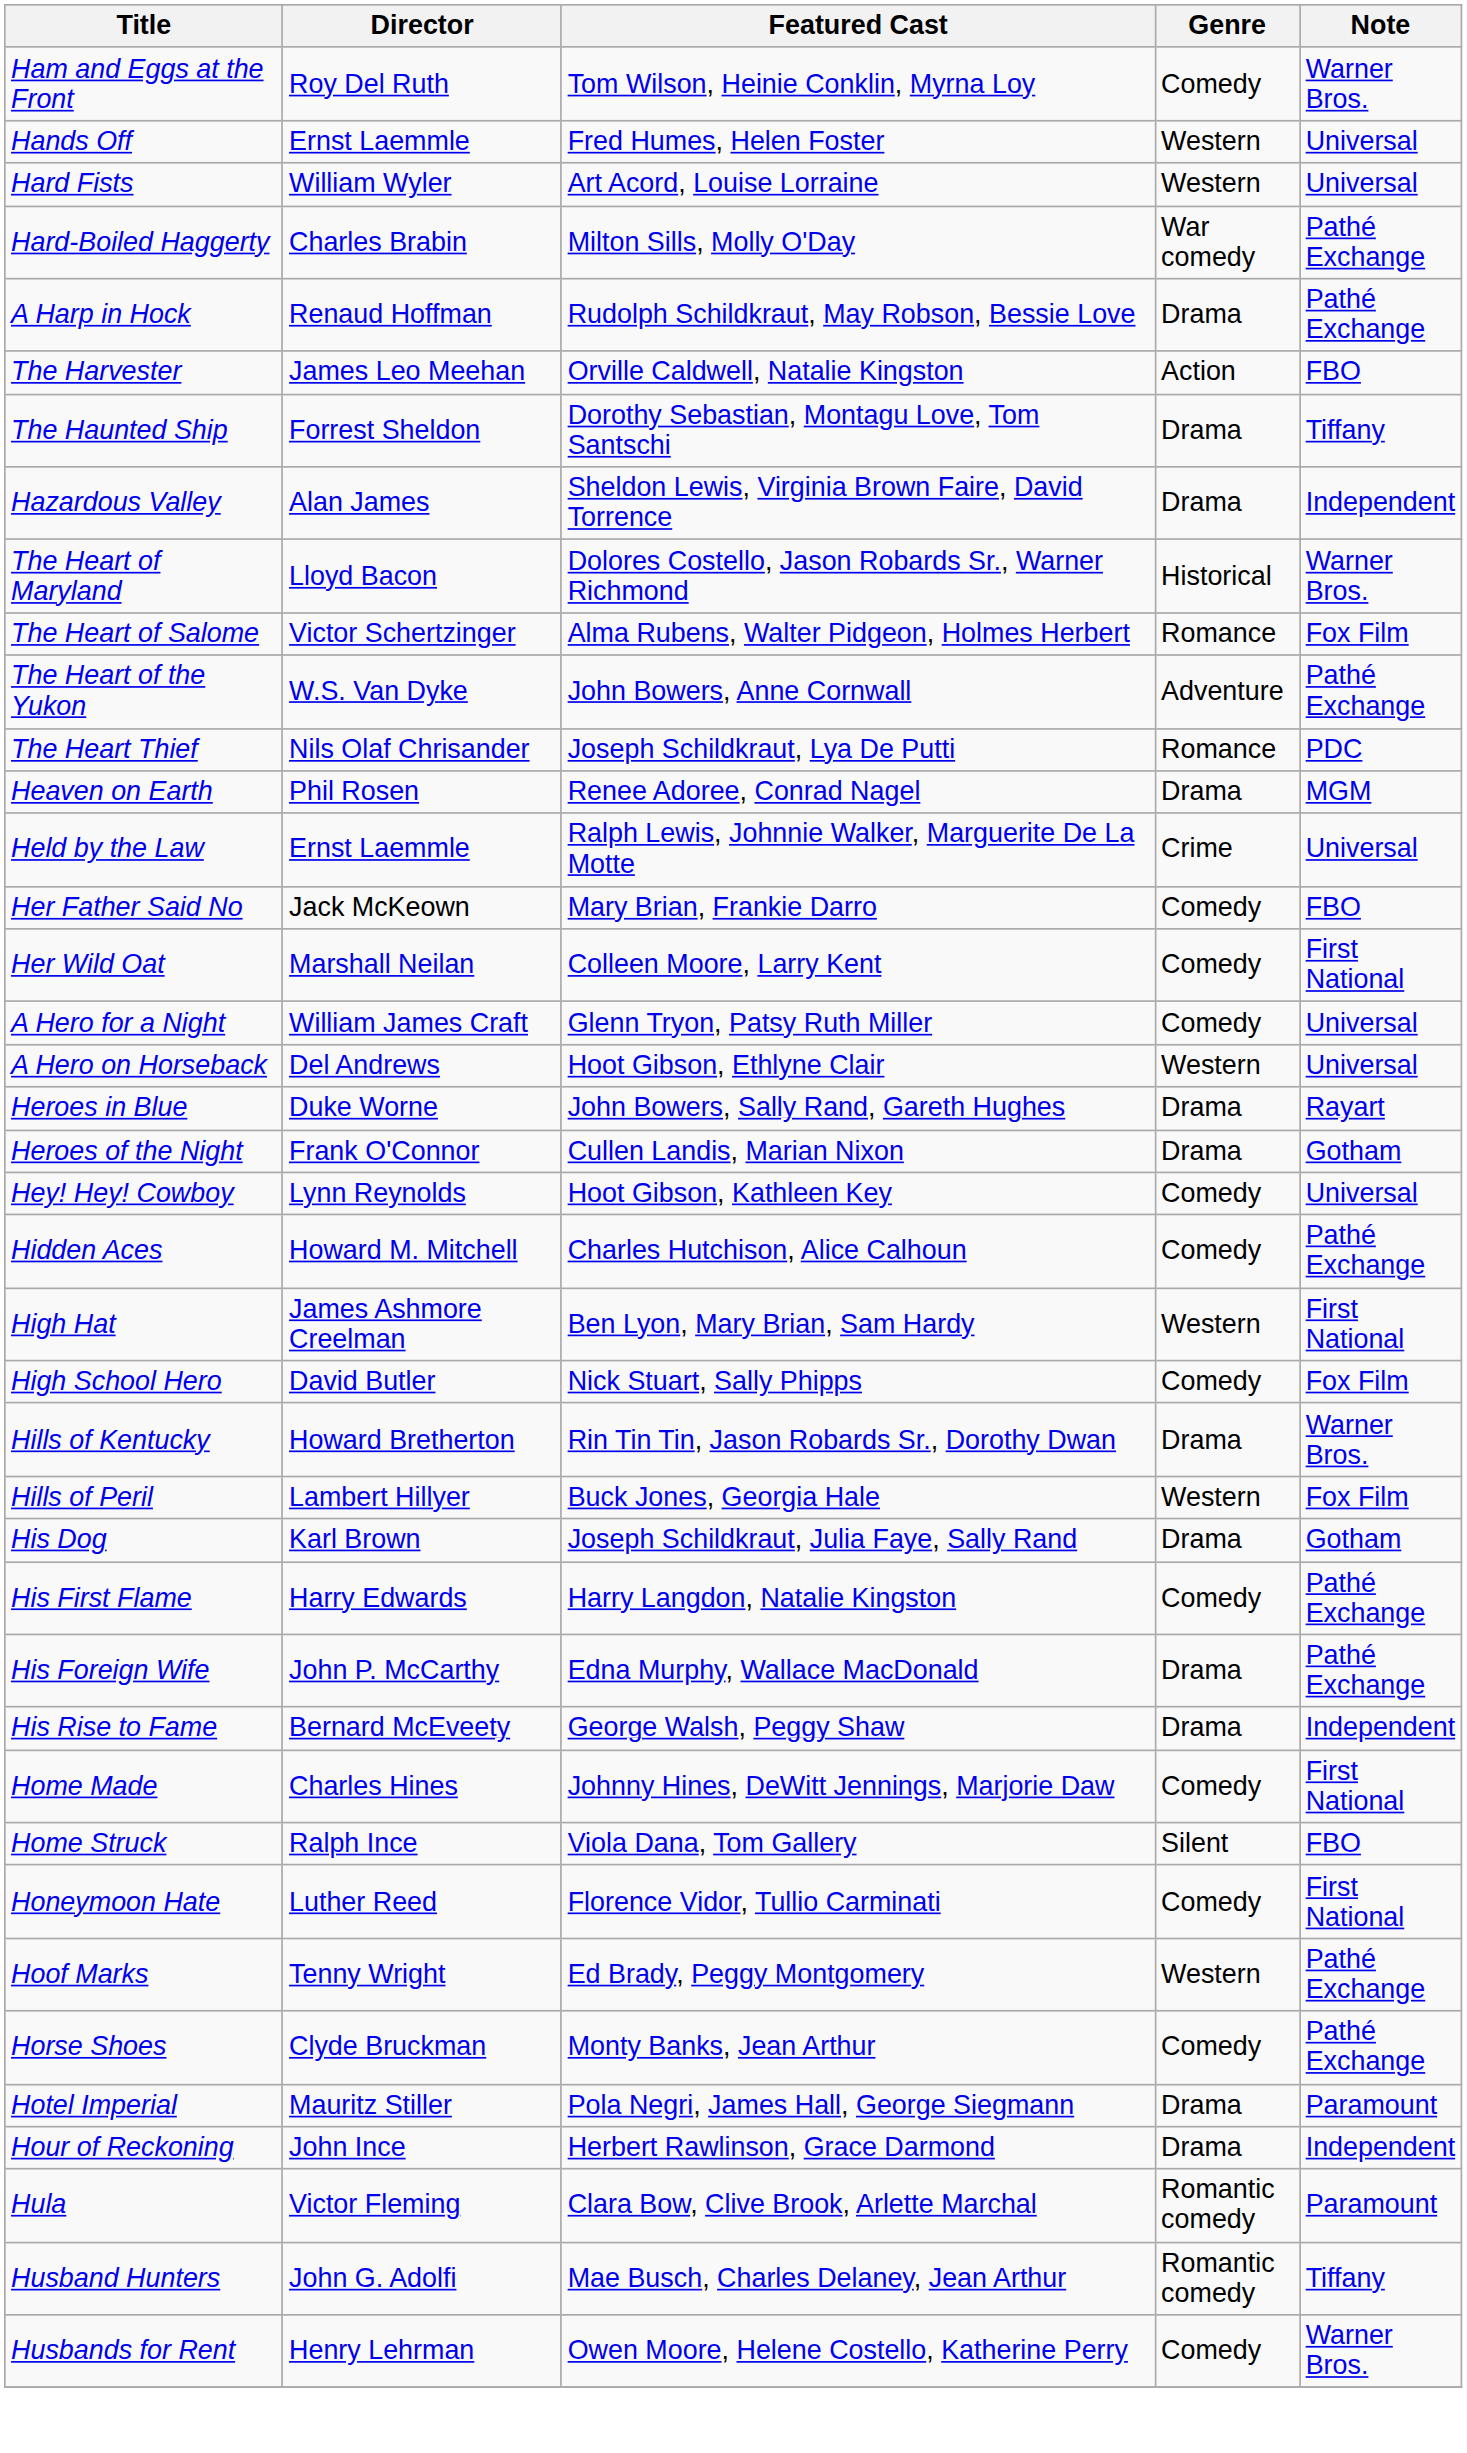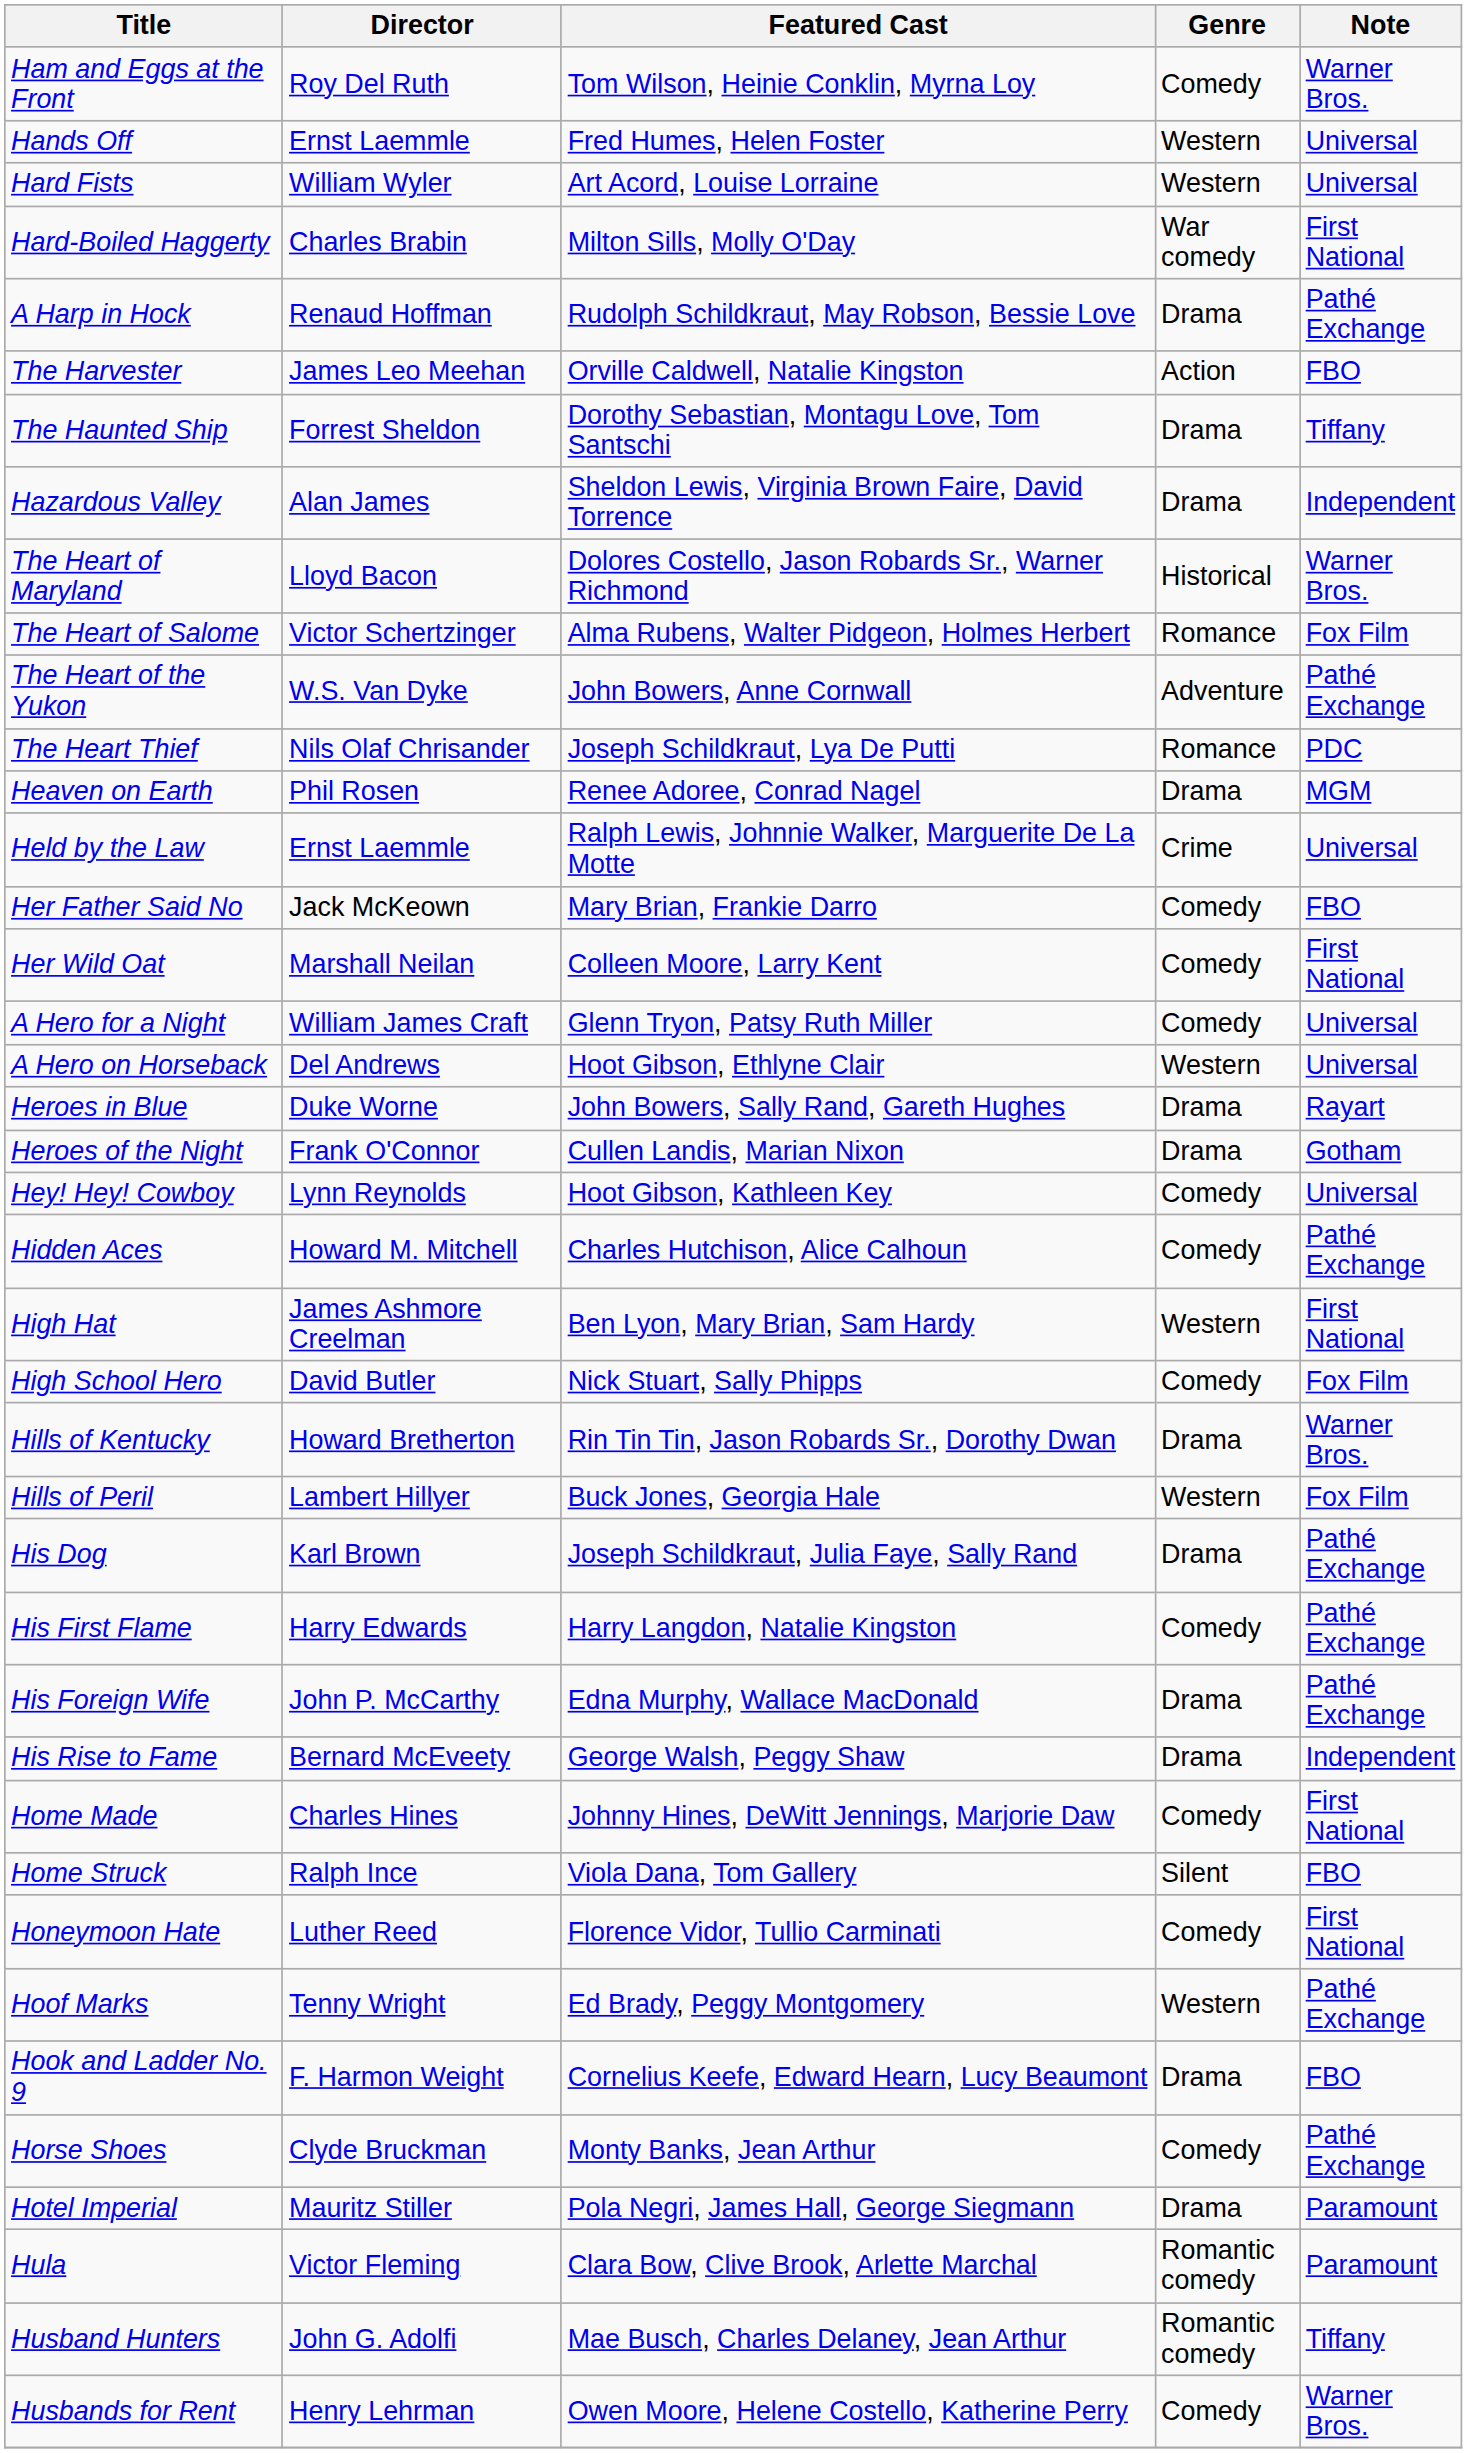(1365, 241) Pathé Exchange -> (1355, 241) First National
(1353, 1539) Gotham -> (1365, 1554) Pathé Exchange
+ row: (139, 2077)
- row: (122, 2147)
